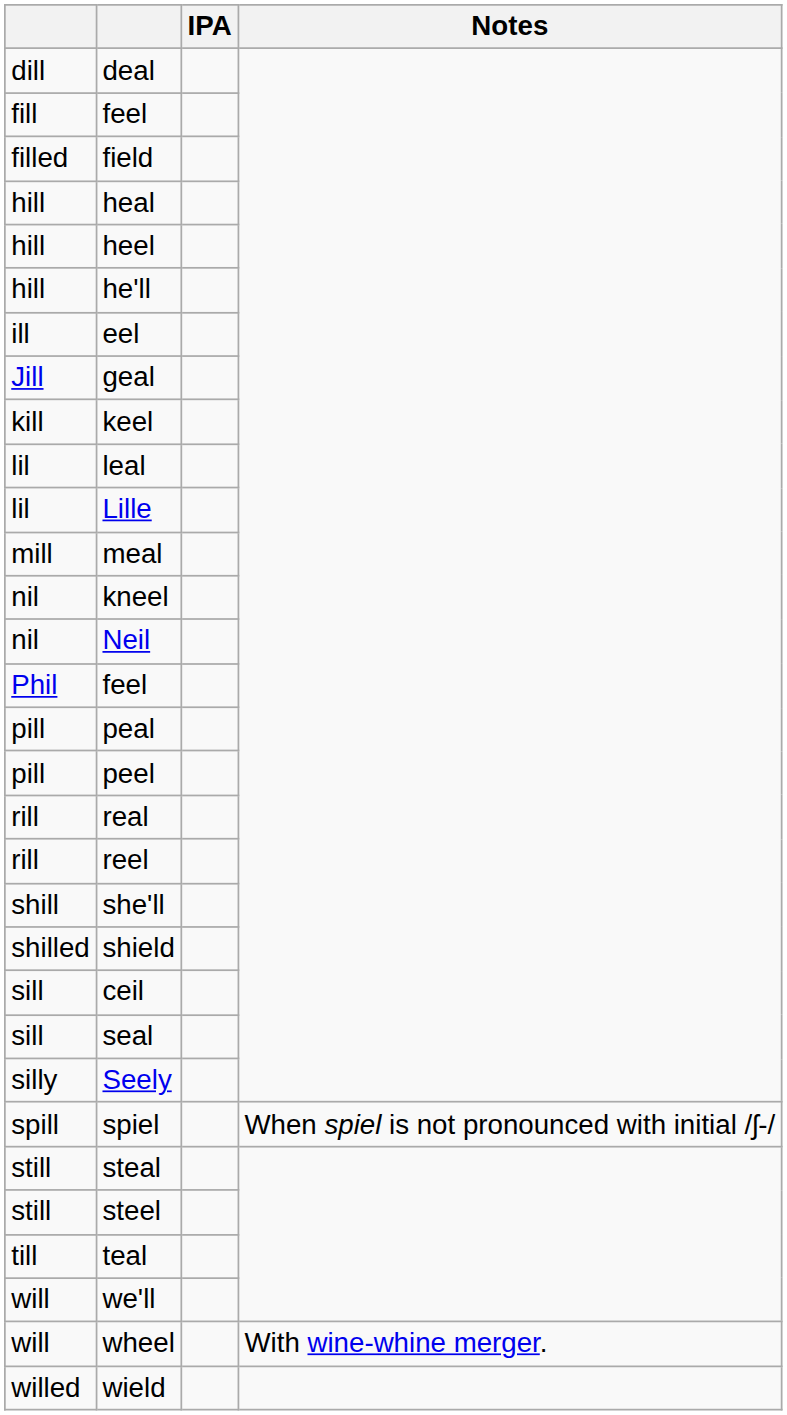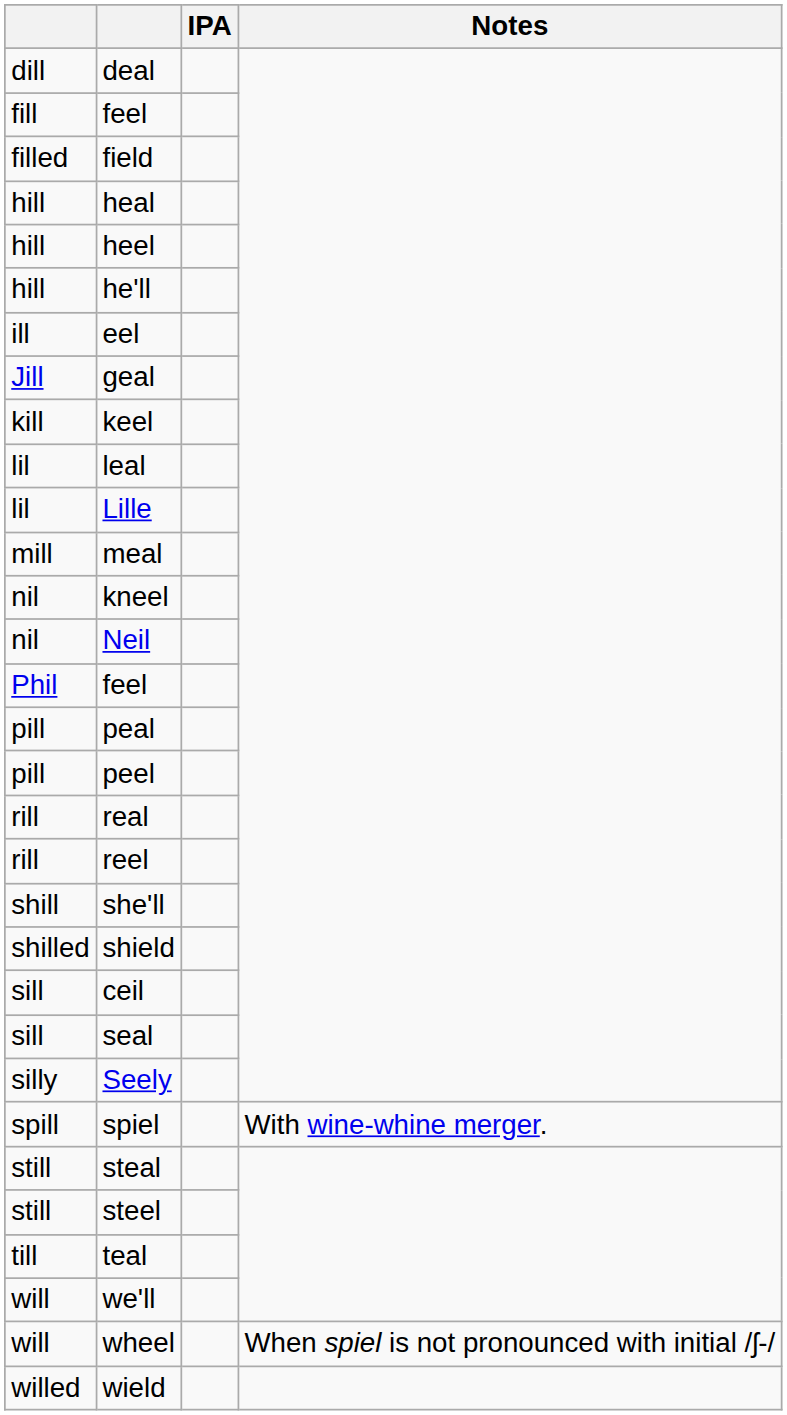(510, 1123) When spiel is not pronounced with initial /ʃ-/ -> (396, 1123) With wine-whine merger.
(396, 1343) With wine-whine merger. -> (510, 1343) When spiel is not pronounced with initial /ʃ-/
